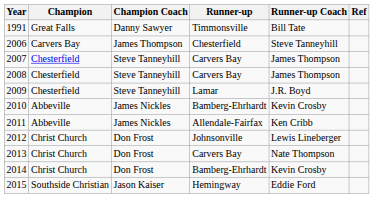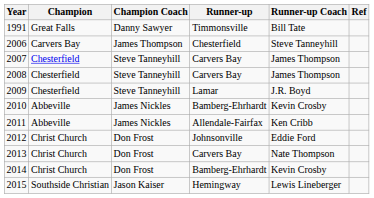(306, 138) Lewis Lineberger -> (293, 138) Eddie Ford
(293, 185) Eddie Ford -> (306, 185) Lewis Lineberger
